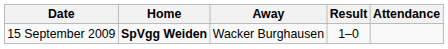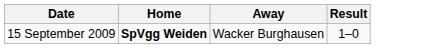- column: (407, 14)
